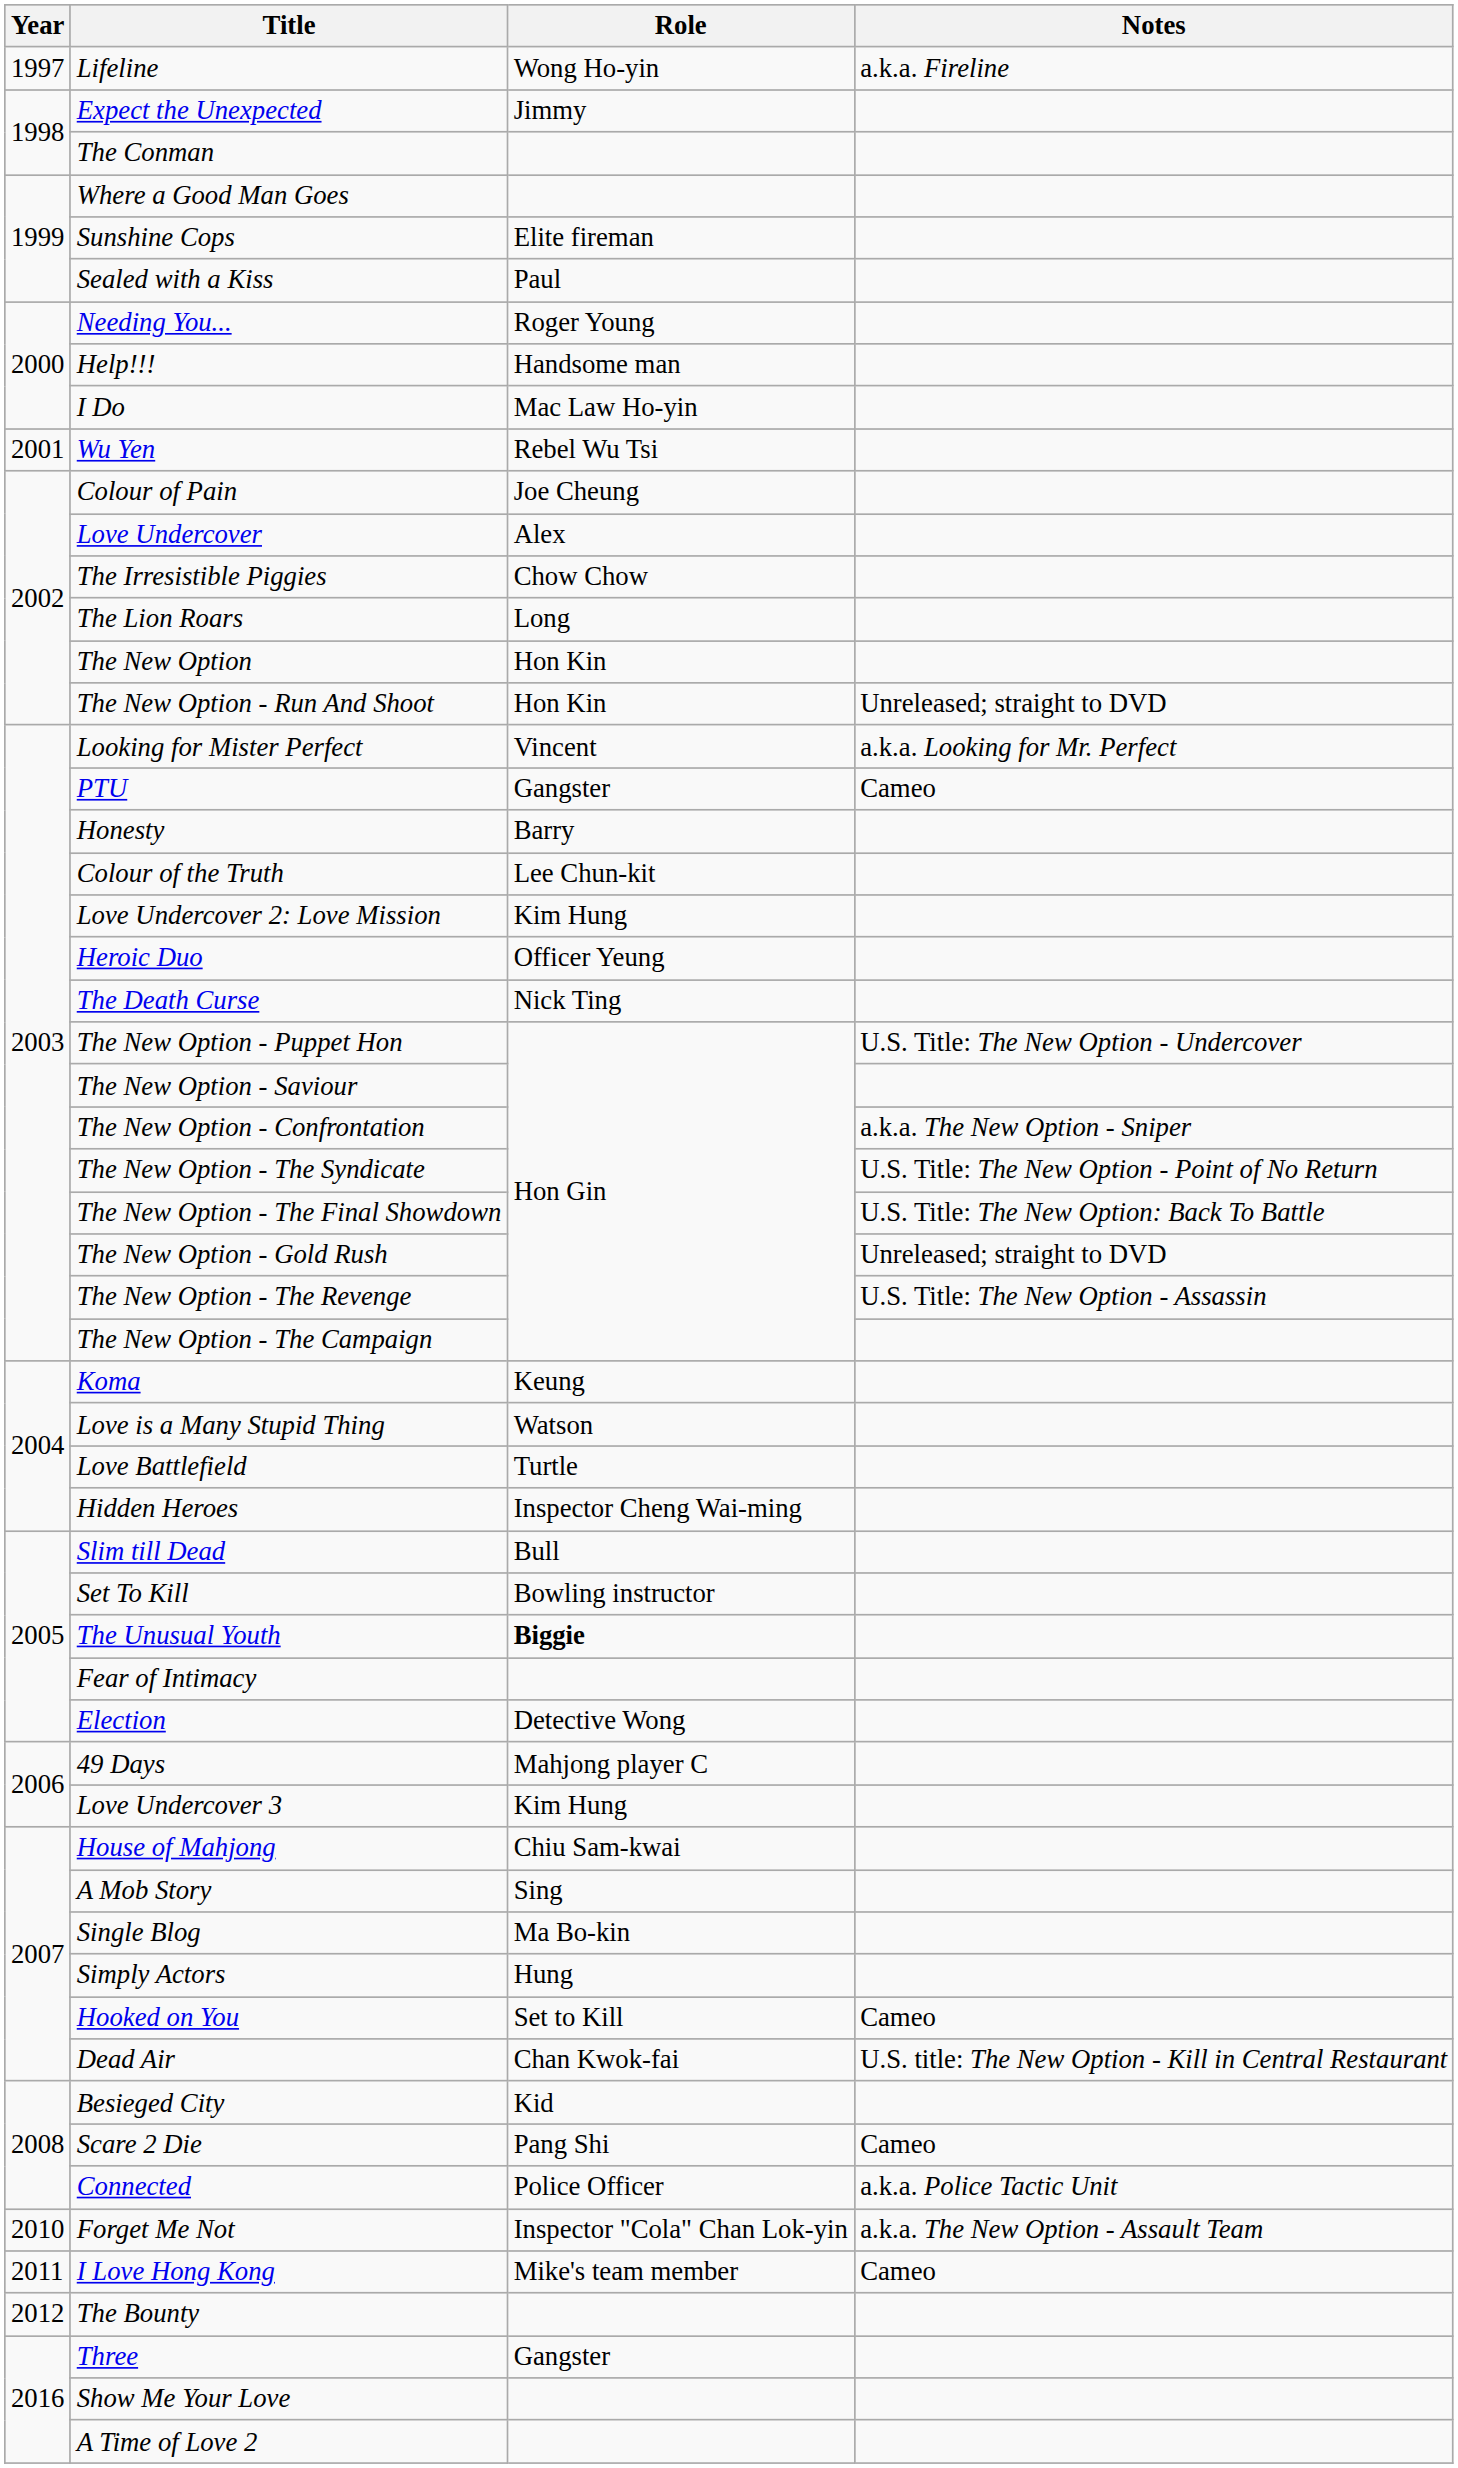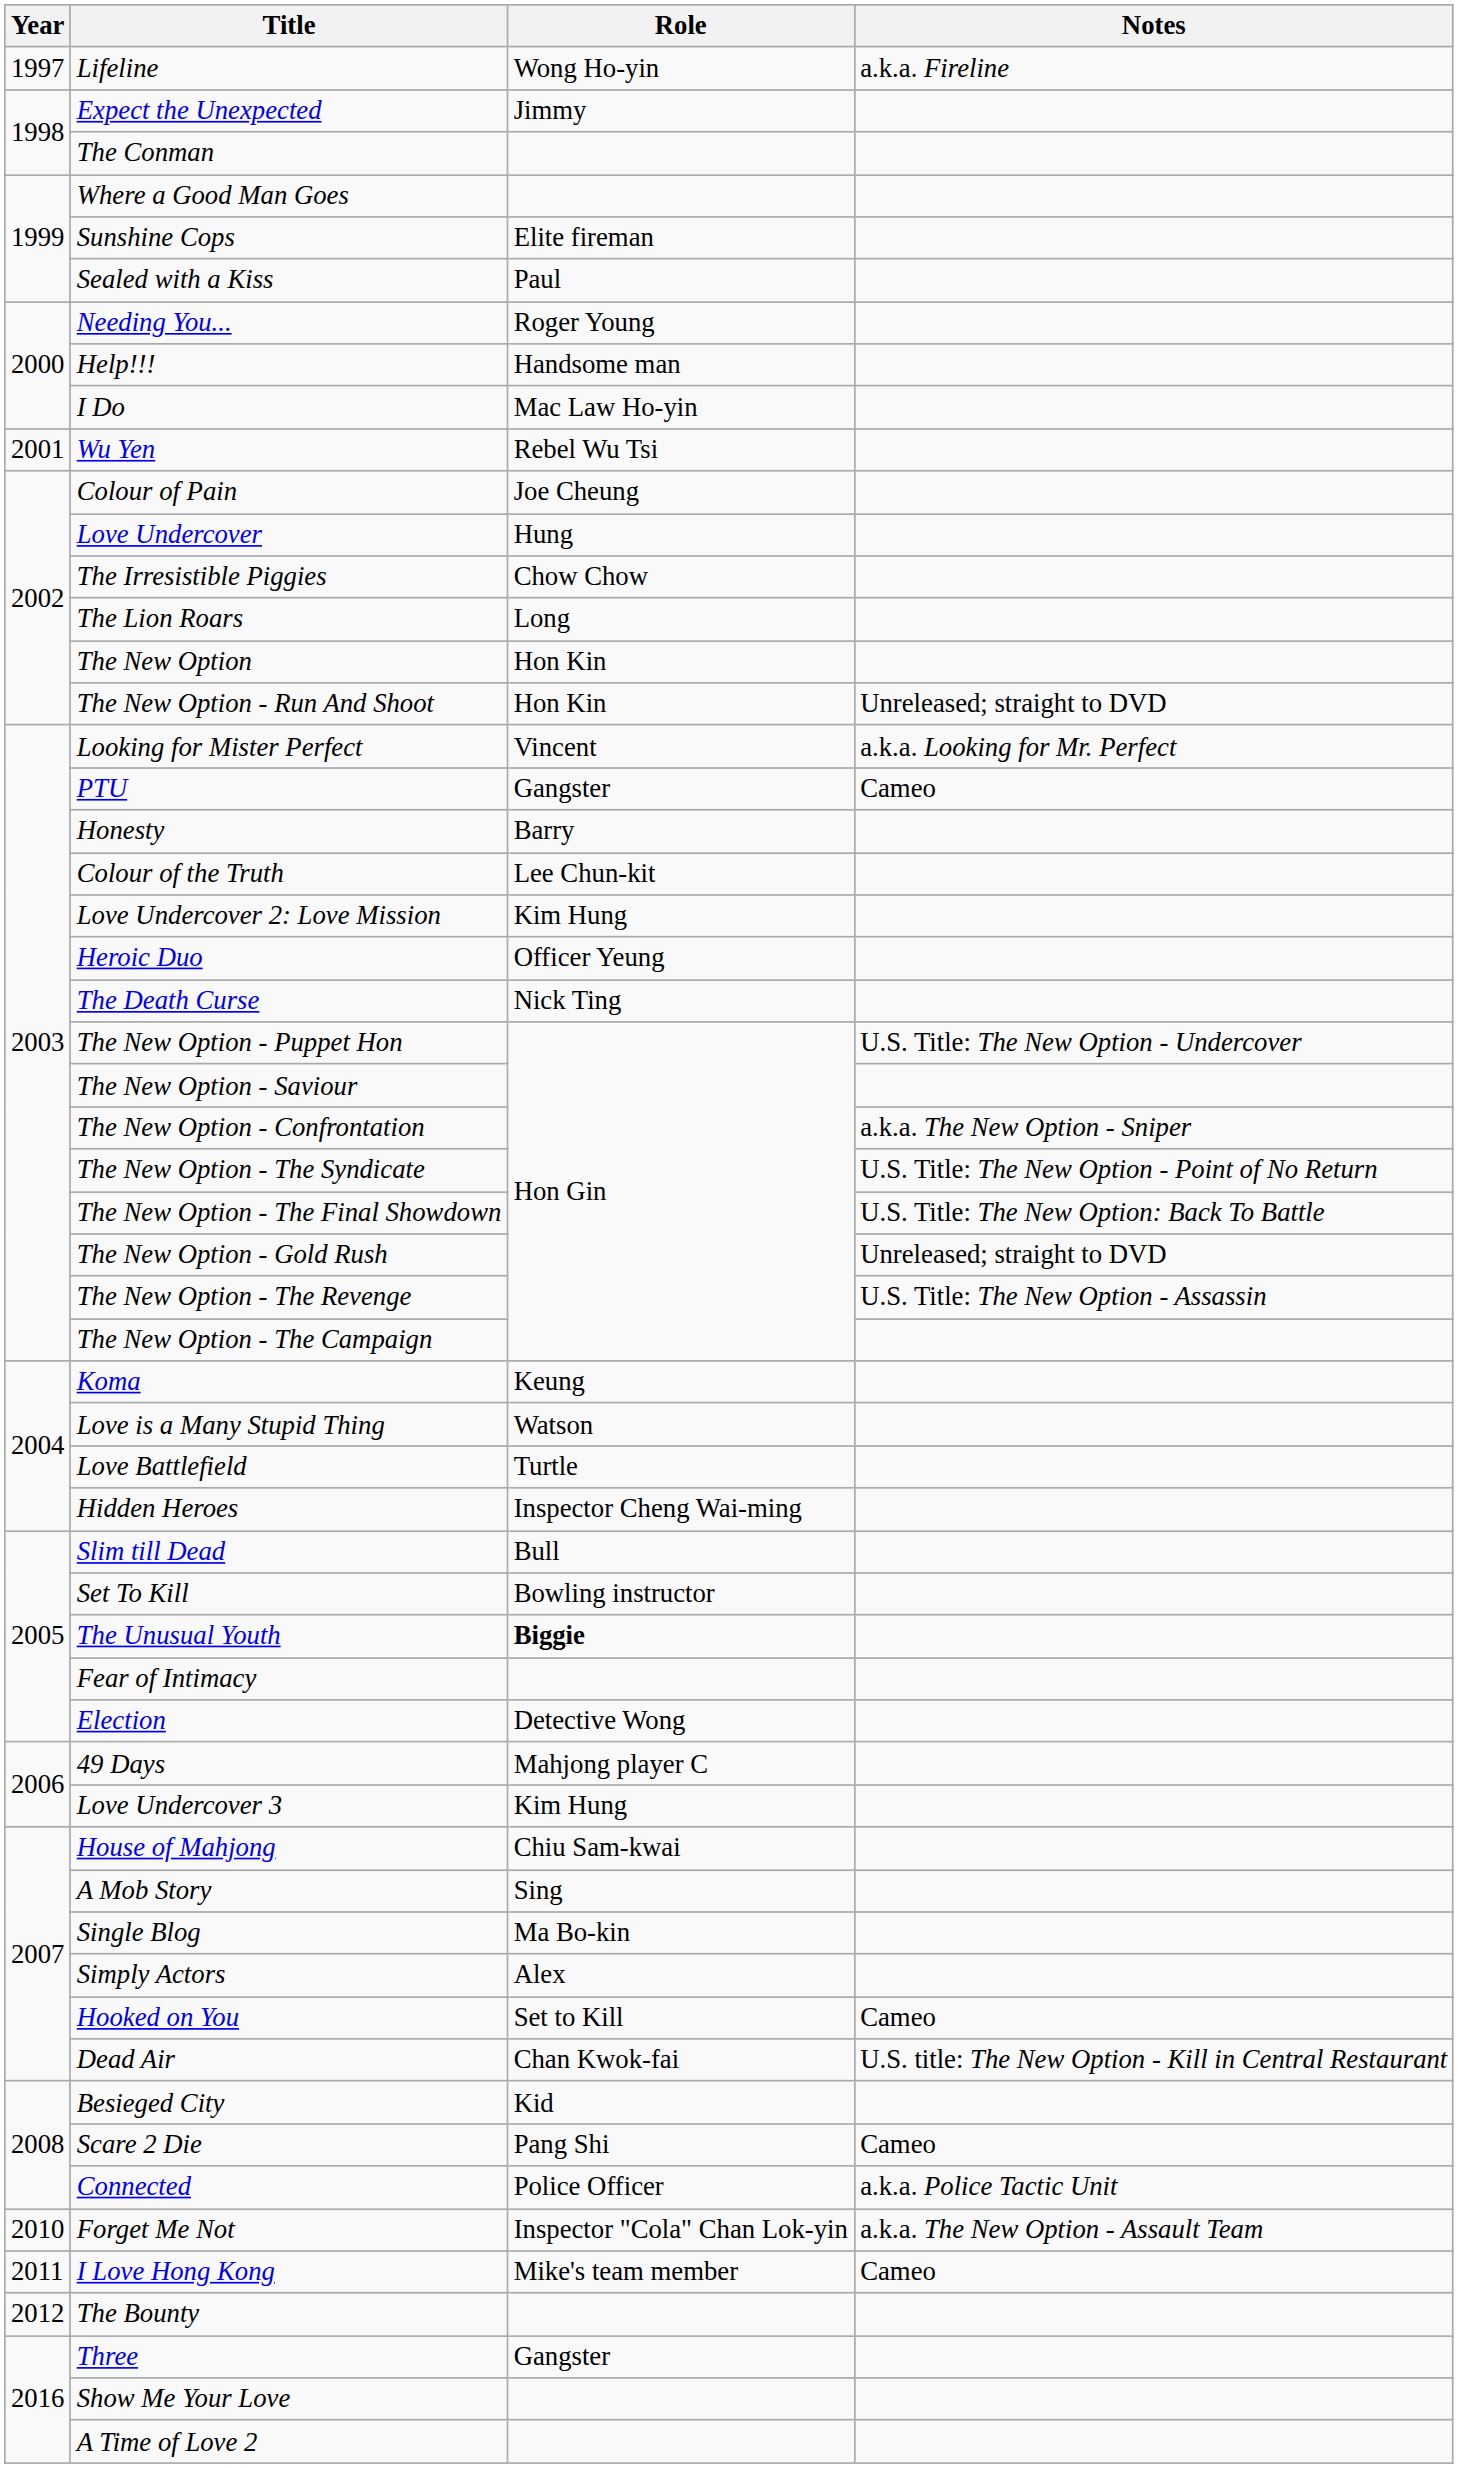(540, 534) Alex -> (543, 534) Hung
(543, 1974) Hung -> (540, 1974) Alex
